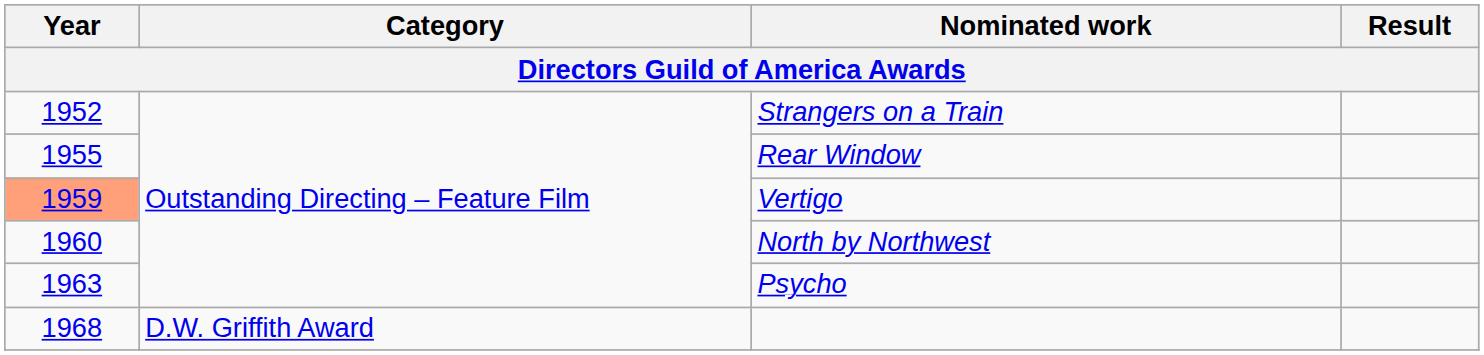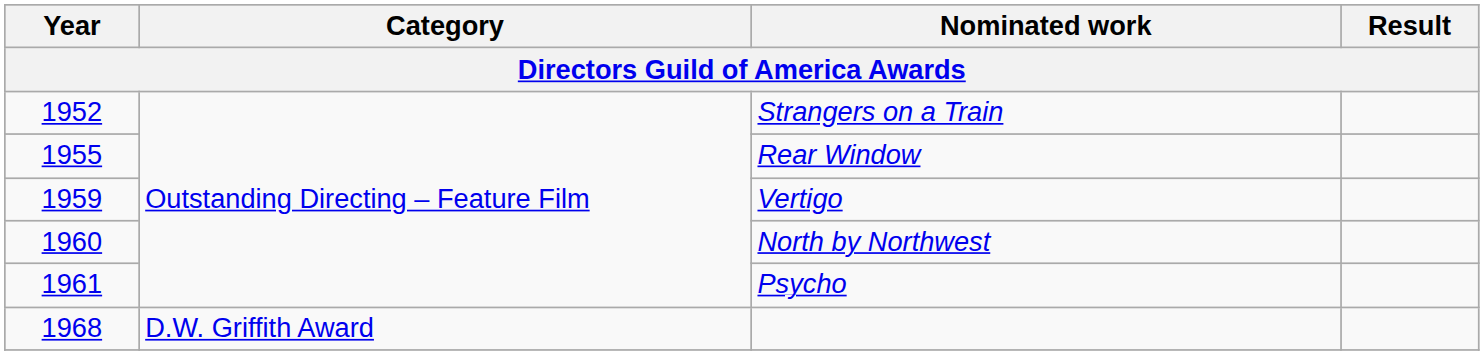(72, 198) lightsalmon background -> (72, 198) no background
(72, 284) 1963 -> (72, 284) 1961
